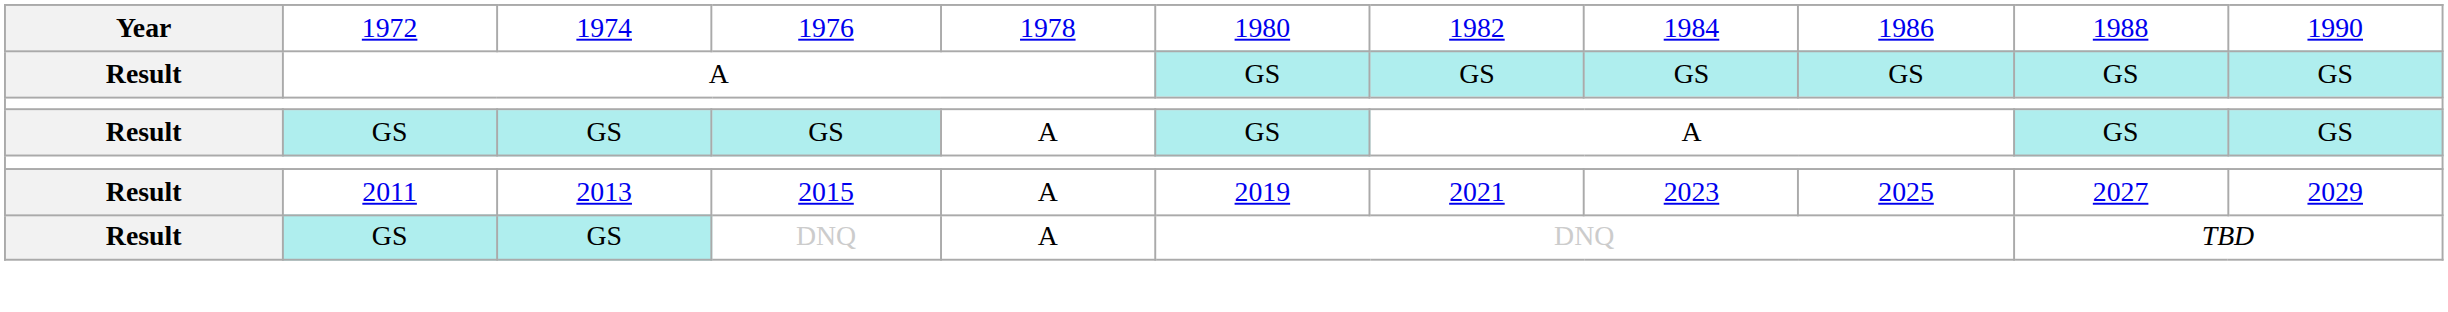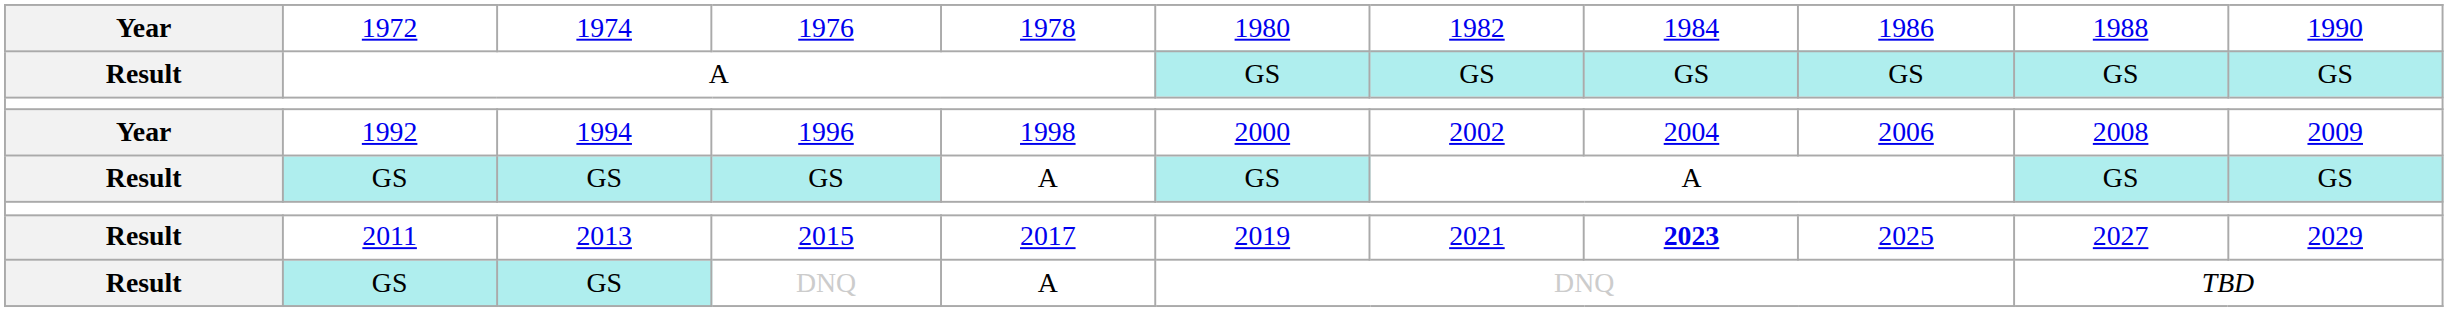+ row: (390, 132)
(1048, 191) A -> (1048, 237) 2017
(1691, 191) normal -> (1691, 237) bold
